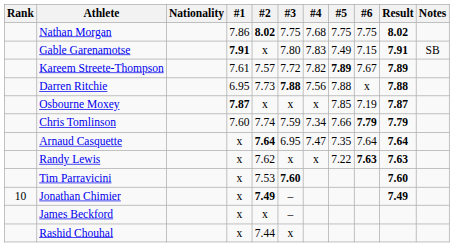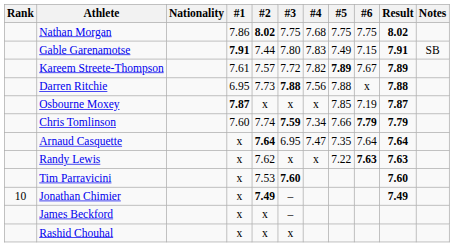(265, 50) x -> (265, 50) 7.44
(290, 123) normal -> (290, 123) bold
(265, 232) 7.44 -> (265, 232) x
